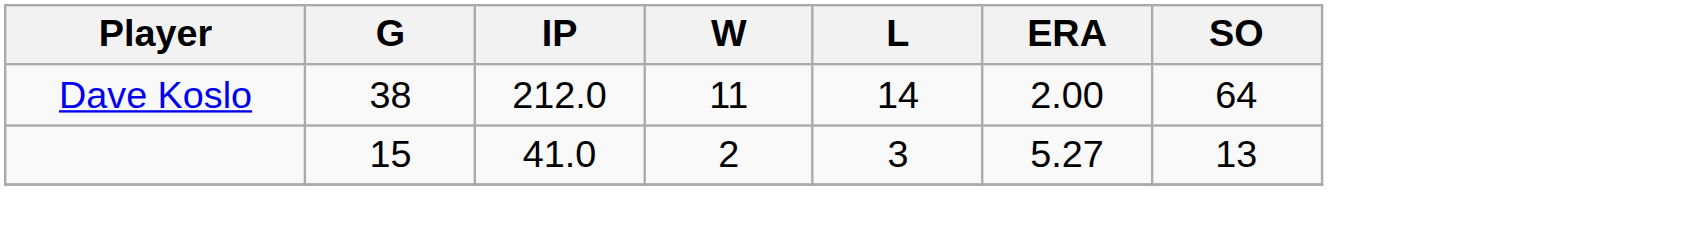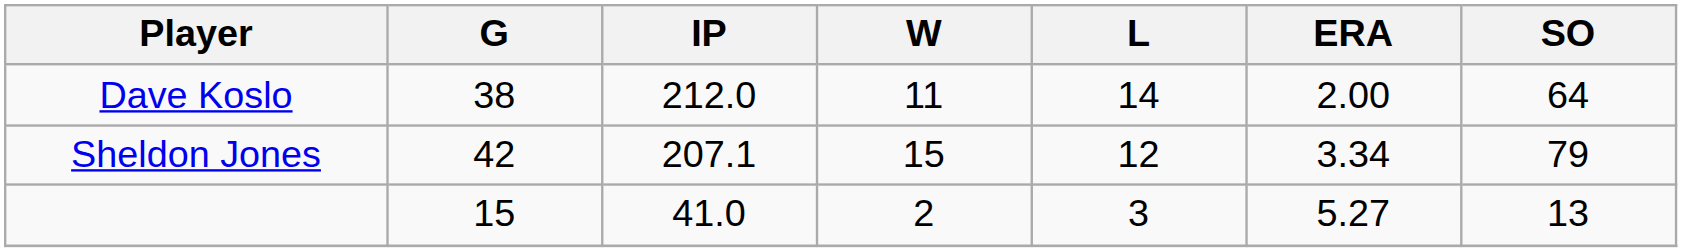+ row: (196, 154)
